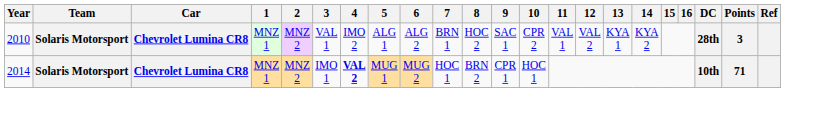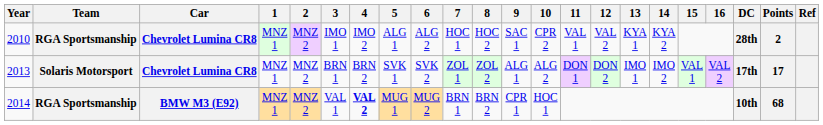(82, 39) Solaris Motorsport -> (86, 39) RGA Sportsmanship
(326, 39) VAL 1 -> (335, 39) IMO 1
(447, 39) BRN 1 -> (458, 39) HOC 1
(740, 39) 3 -> (778, 39) 2
+ row: (19, 71)
(82, 71) Solaris Motorsport -> (86, 103) RGA Sportsmanship
(191, 71) Chevrolet Lumina CR8 -> (199, 103) BMW M3 (E92)
(326, 71) IMO 1 -> (335, 103) VAL 1
(447, 71) HOC 1 -> (458, 103) BRN 1
(740, 71) 71 -> (778, 103) 68
